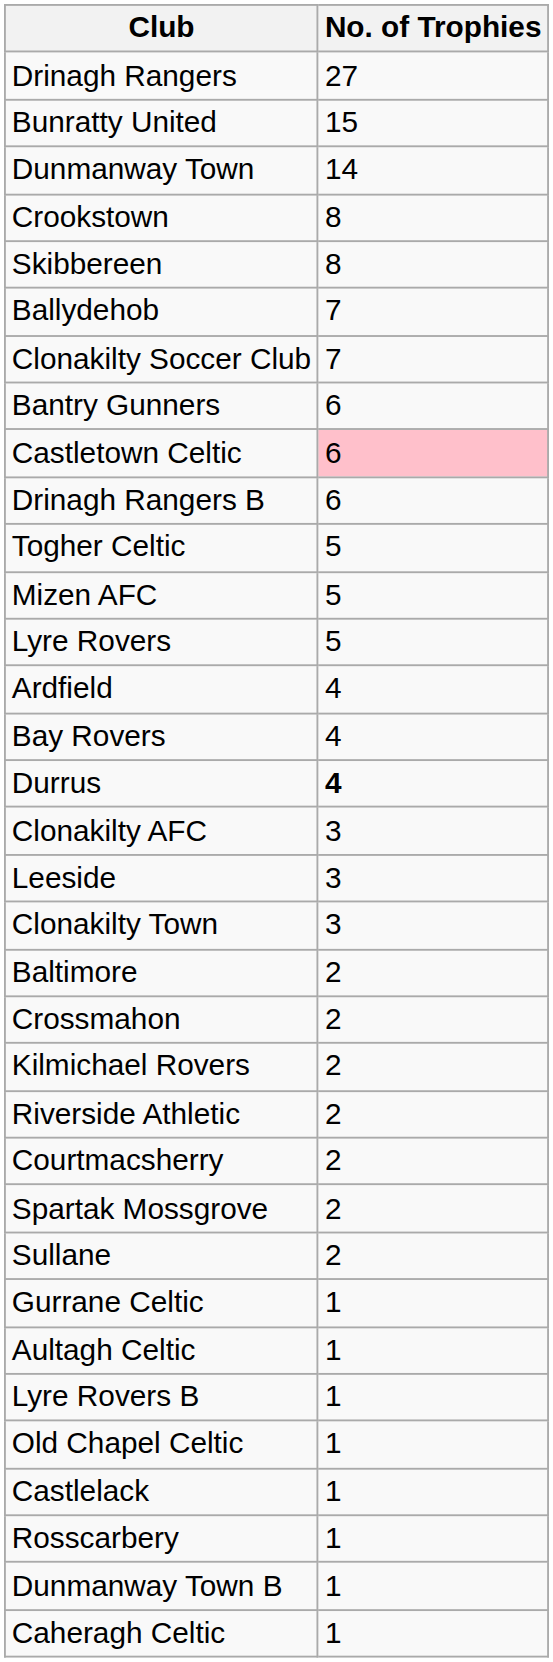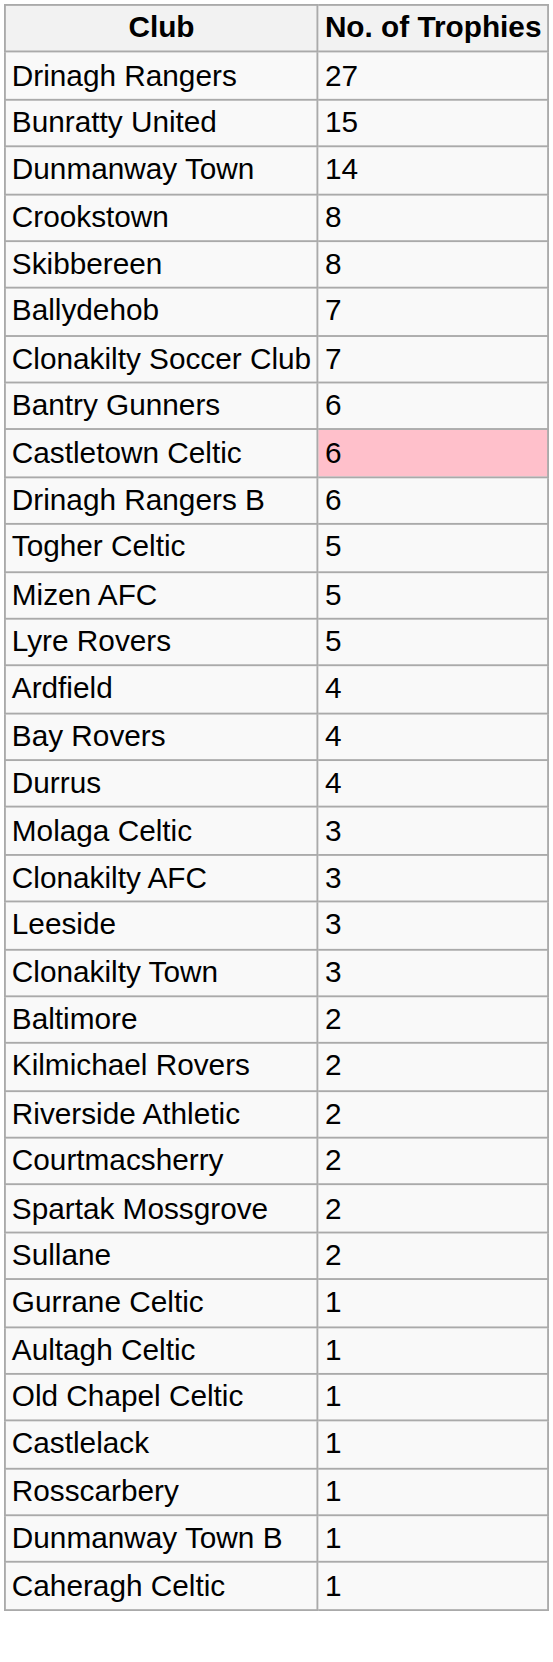(333, 783) bold -> (333, 783) normal
+ row: (102, 830)
- row: (96, 1019)
- row: (106, 1396)
